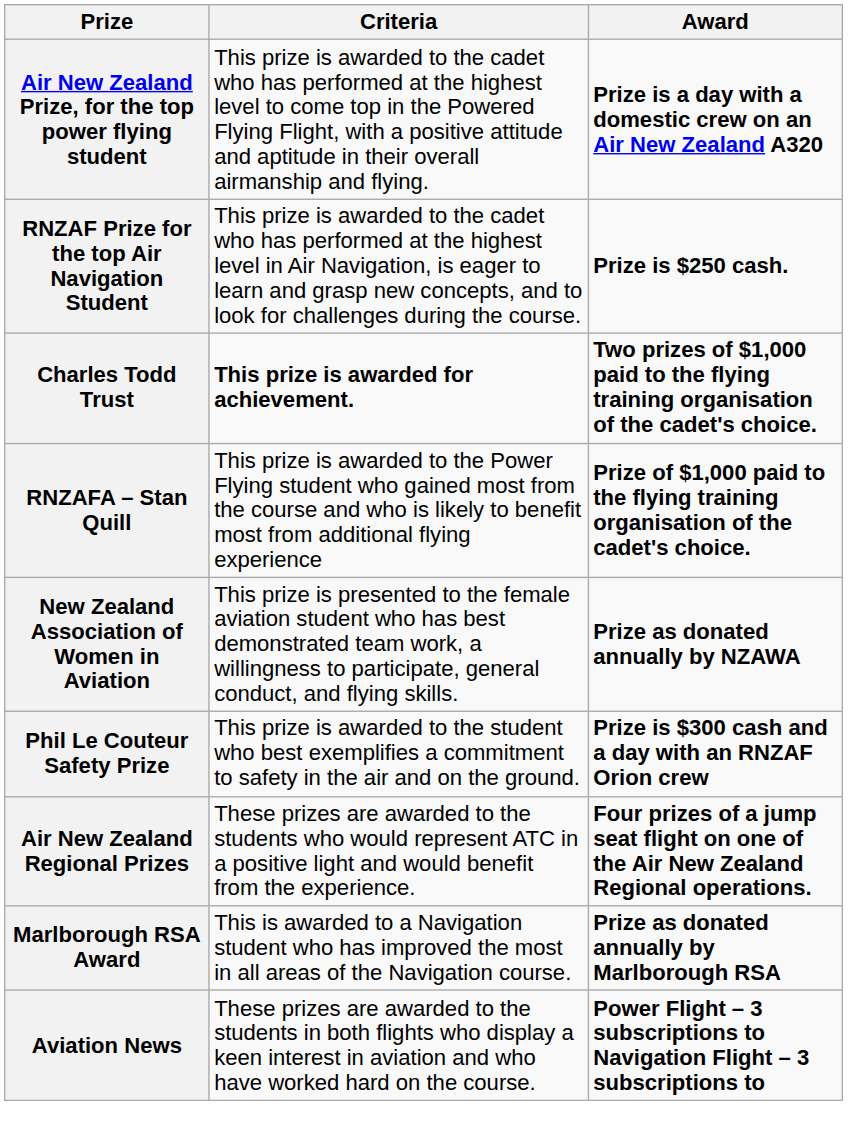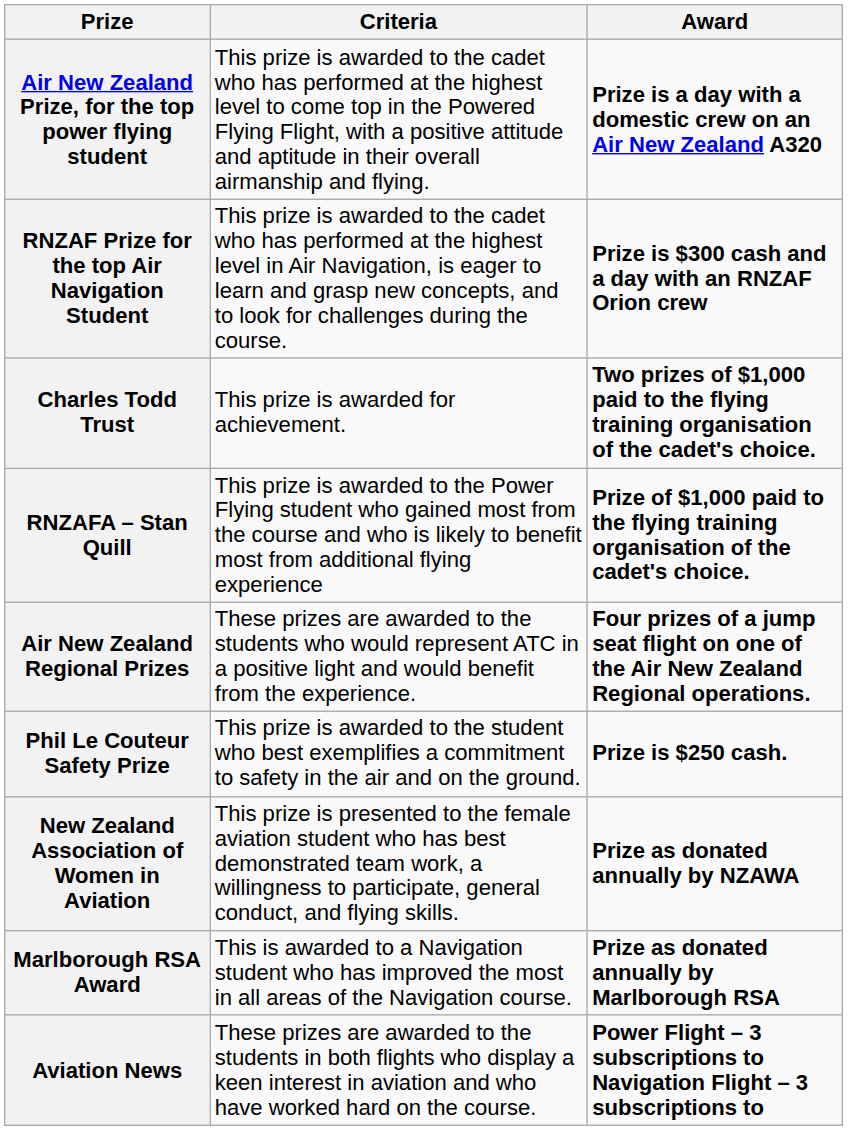(691, 265) Prize is $250 cash. -> (709, 278) Prize is $300 cash and a day with an RNZAF Orion crew
(344, 387) bold -> (335, 412) normal
rows swapped: (107, 850) <-> (107, 644)
(710, 753) Prize is $300 cash and a day with an RNZAF Orion crew -> (690, 753) Prize is $250 cash.
